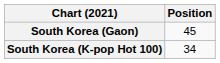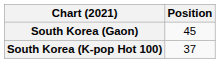(190, 49) 34 -> (190, 49) 37
